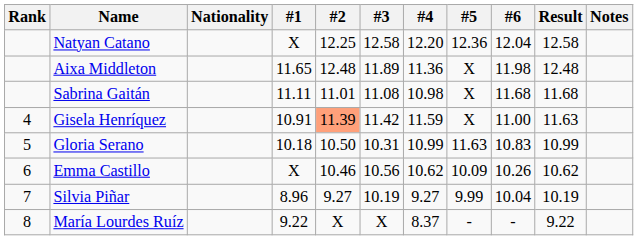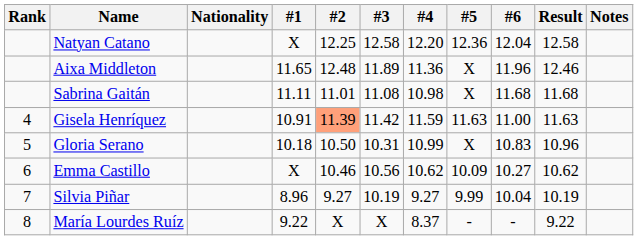(513, 68) 11.98 -> (513, 68) 11.96
(561, 68) 12.48 -> (561, 68) 12.46
(469, 119) X -> (469, 119) 11.63
(469, 145) 11.63 -> (469, 145) X
(561, 145) 10.99 -> (561, 145) 10.96
(513, 171) 10.26 -> (513, 171) 10.27
